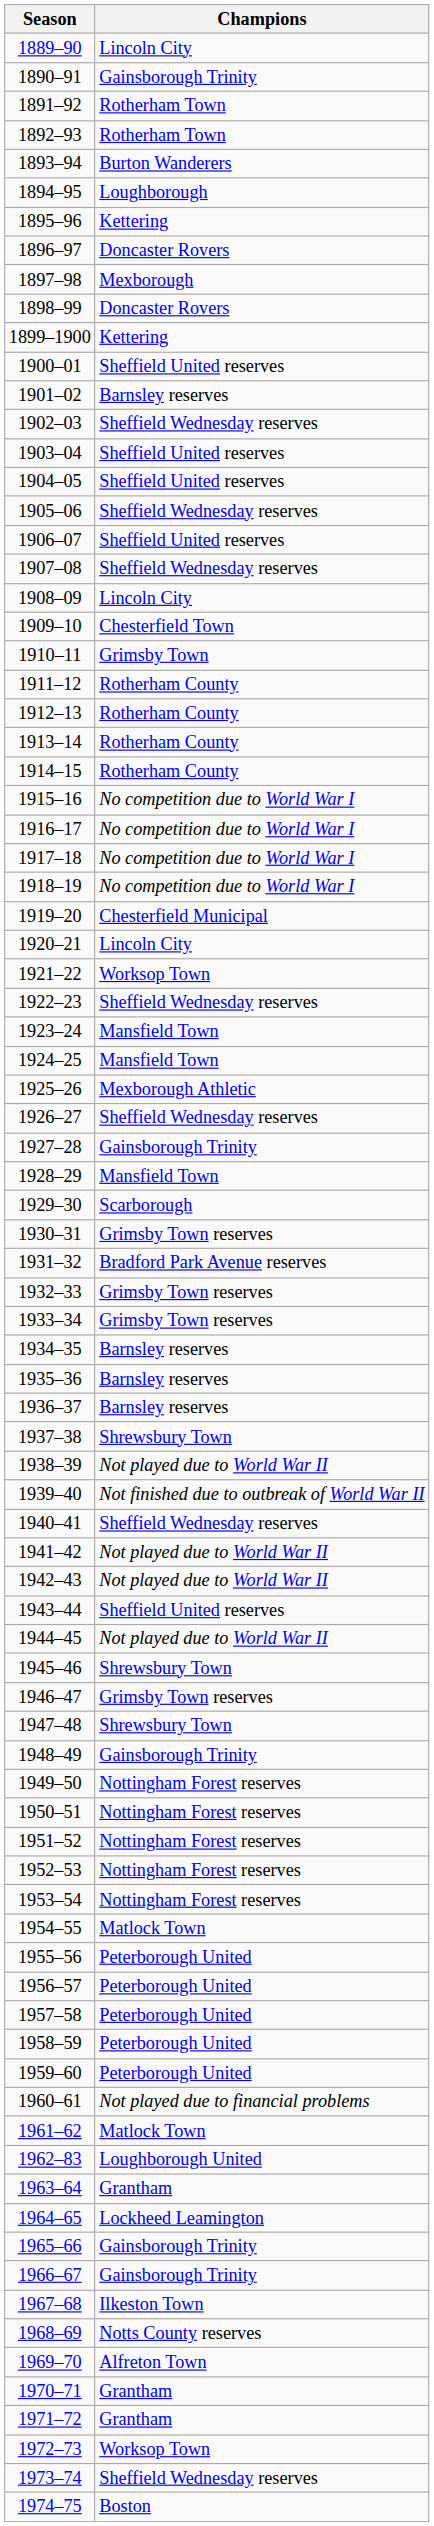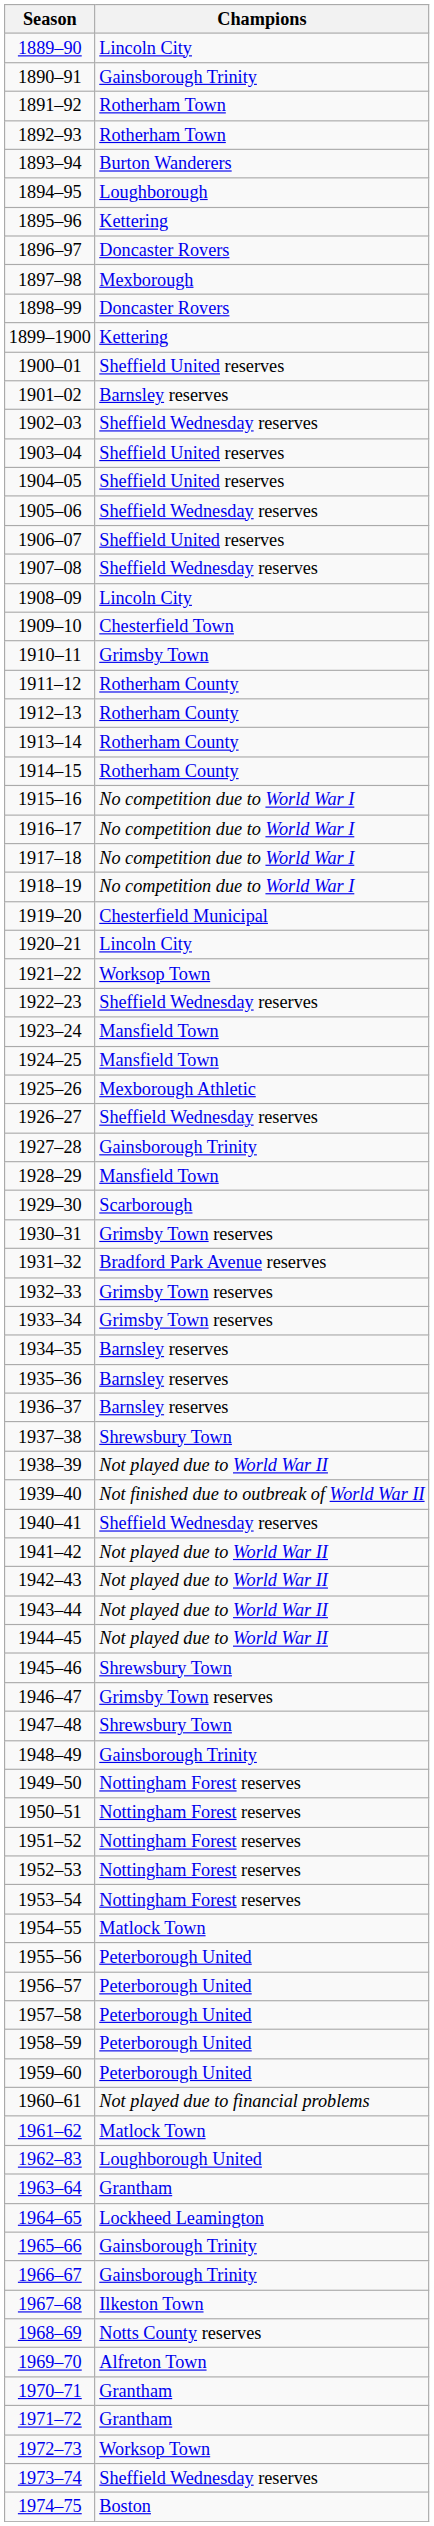(192, 1609) Sheffield United reserves -> (214, 1609) Not played due to World War II
